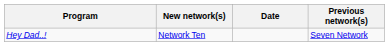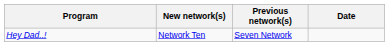columns swapped: (346, 16) <-> (270, 16)
